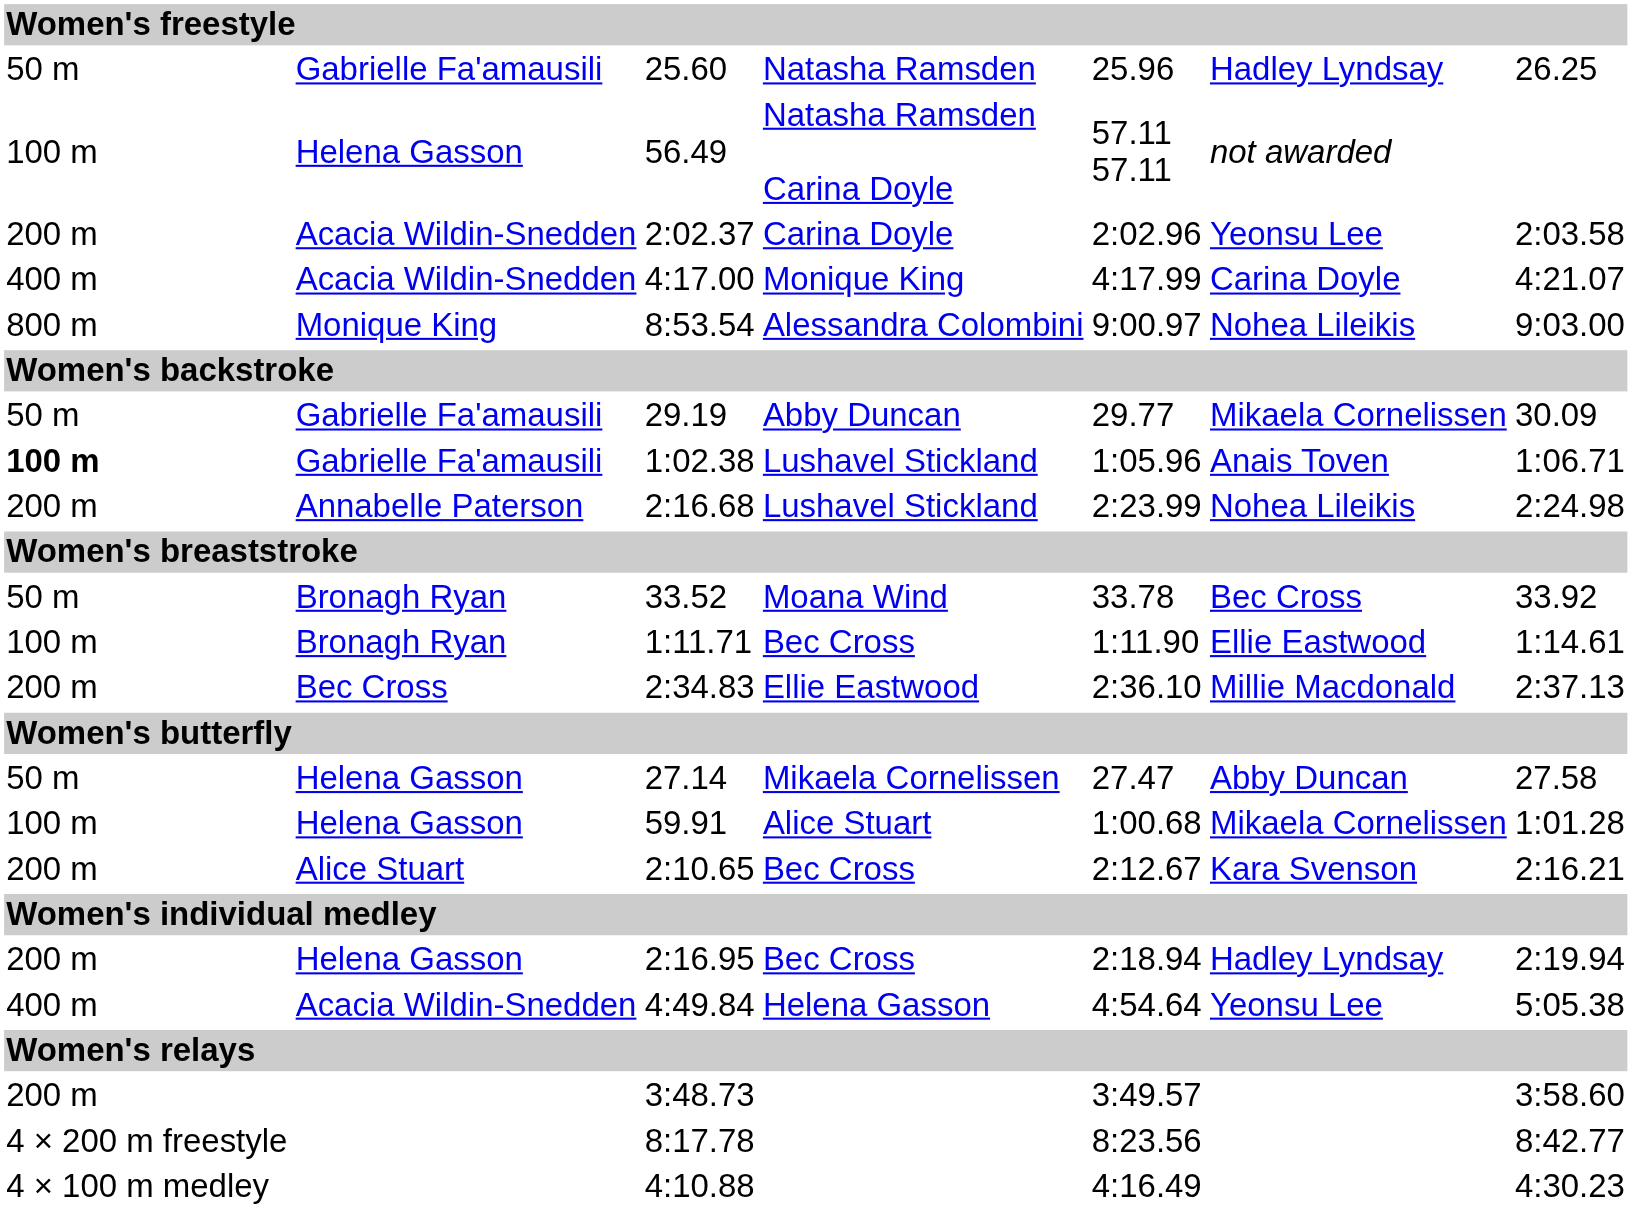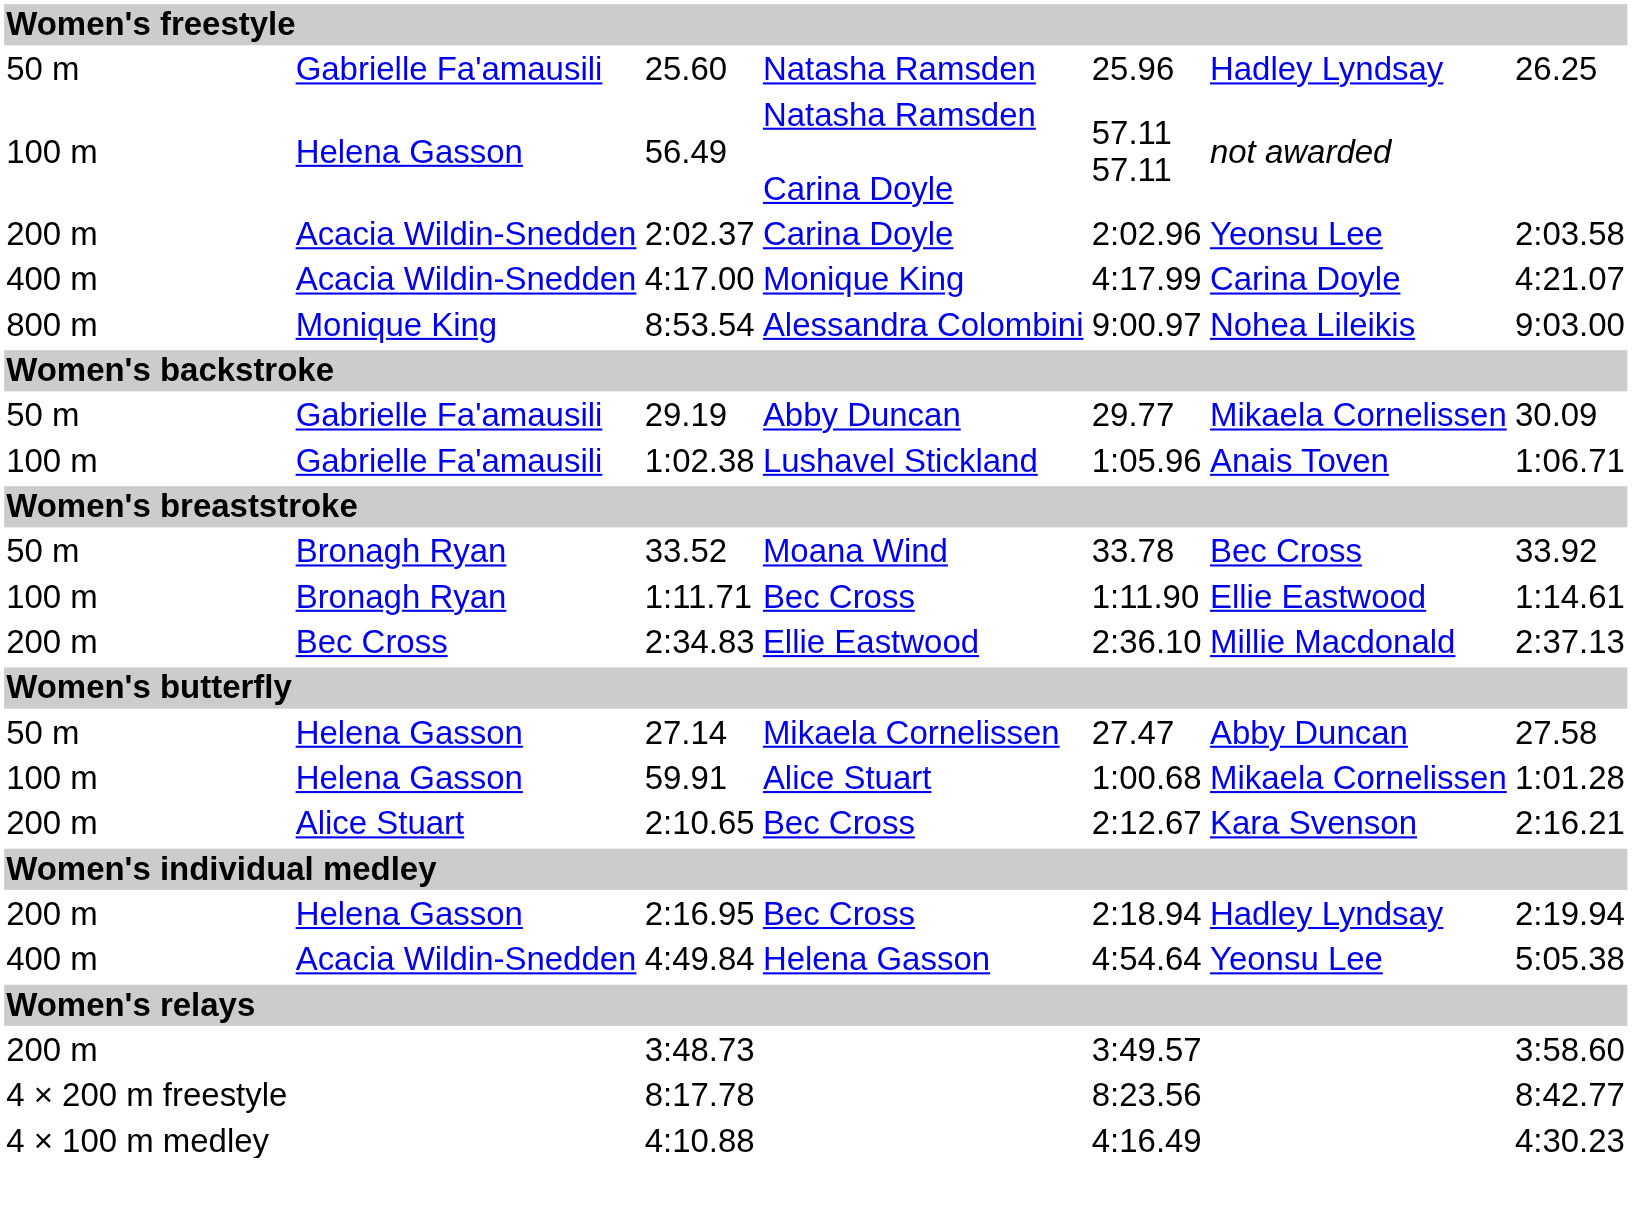(53, 460) bold -> (52, 460) normal
- row: (700, 506)
